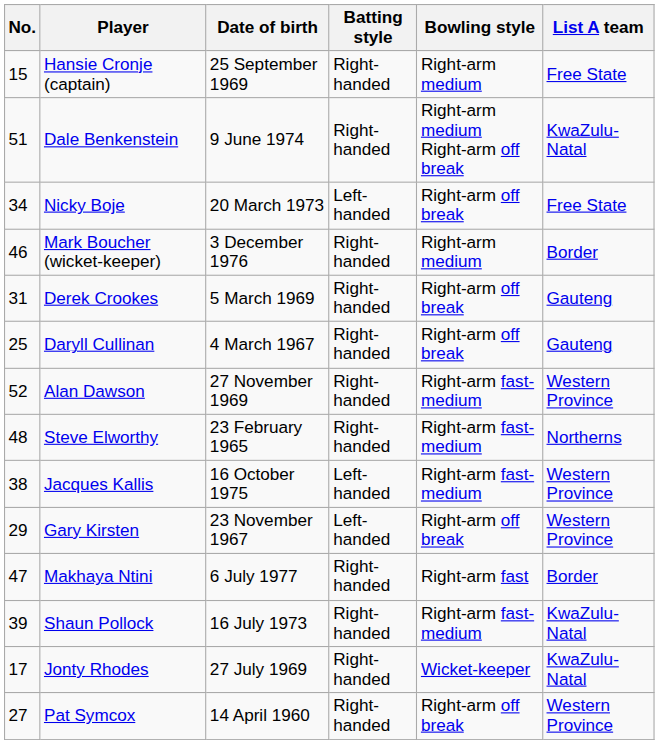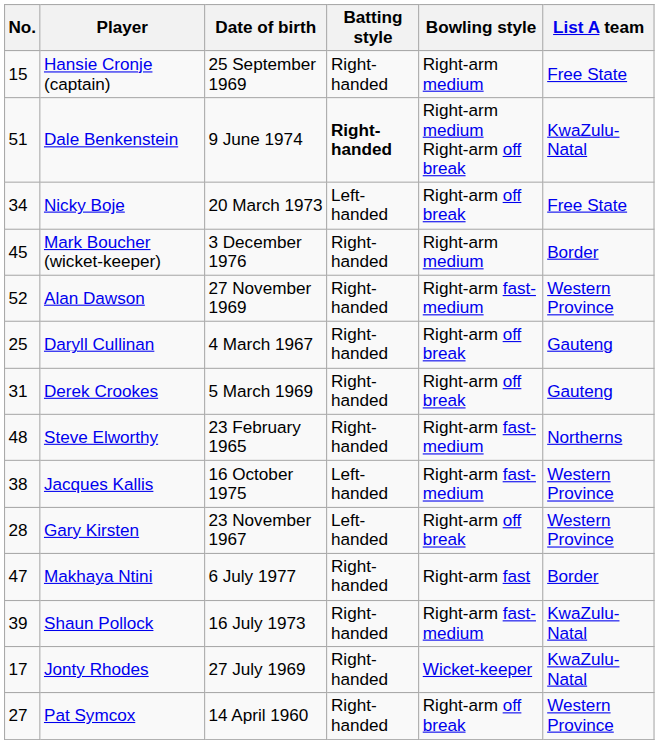(362, 139) normal -> (361, 139) bold
(18, 251) 46 -> (18, 251) 45
rows swapped: (101, 298) <-> (94, 391)
(18, 530) 29 -> (18, 530) 28
